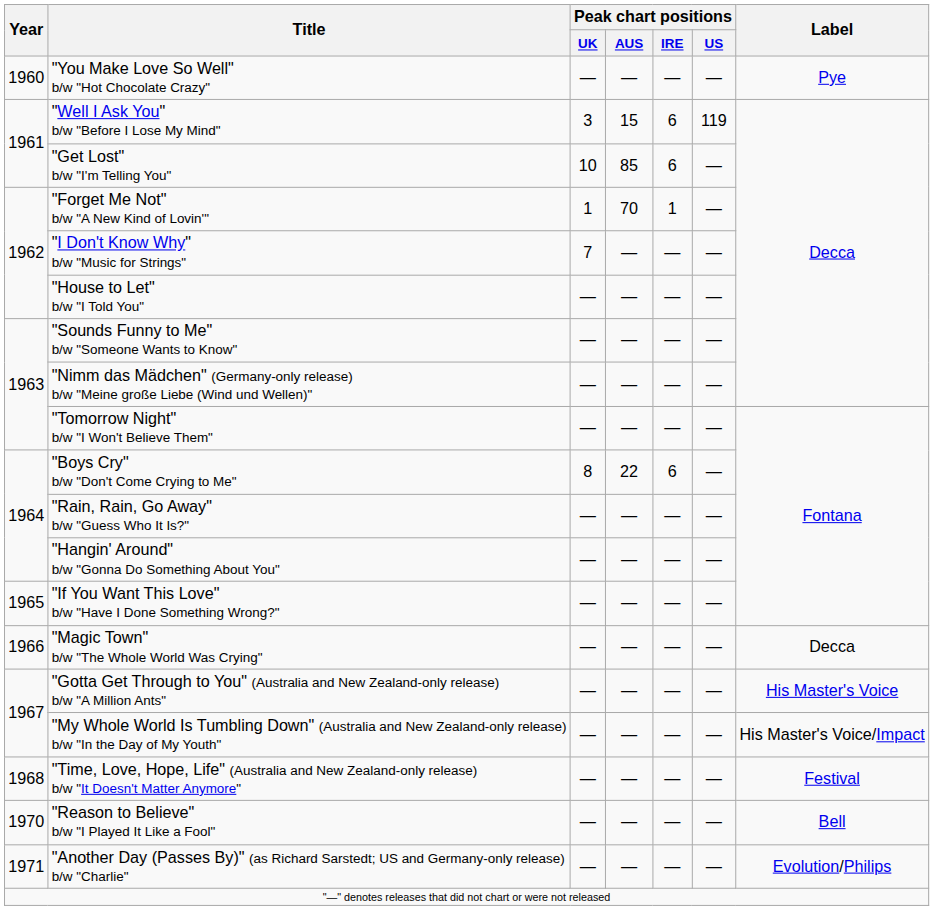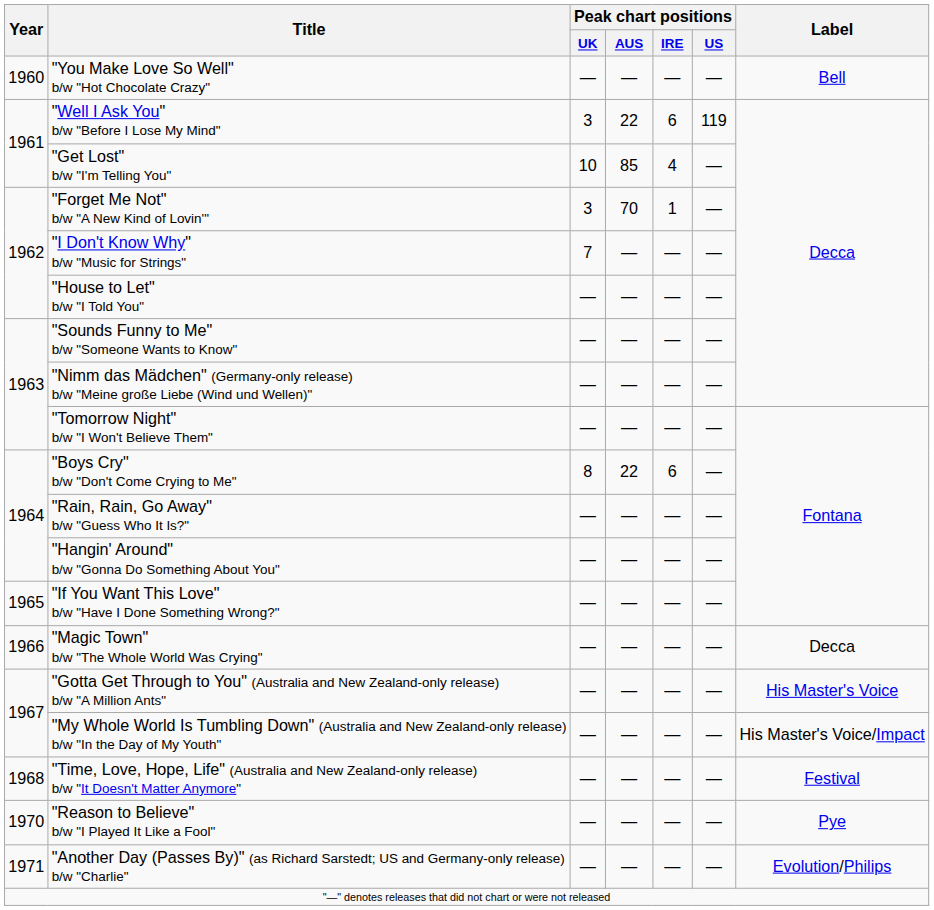(832, 77) Pye -> (832, 77) Bell
(629, 121) 15 -> (629, 121) 22
(672, 165) 6 -> (672, 165) 4
(588, 209) 1 -> (588, 209) 3
(832, 822) Bell -> (832, 822) Pye
